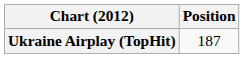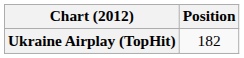(209, 41) 187 -> (209, 41) 182
